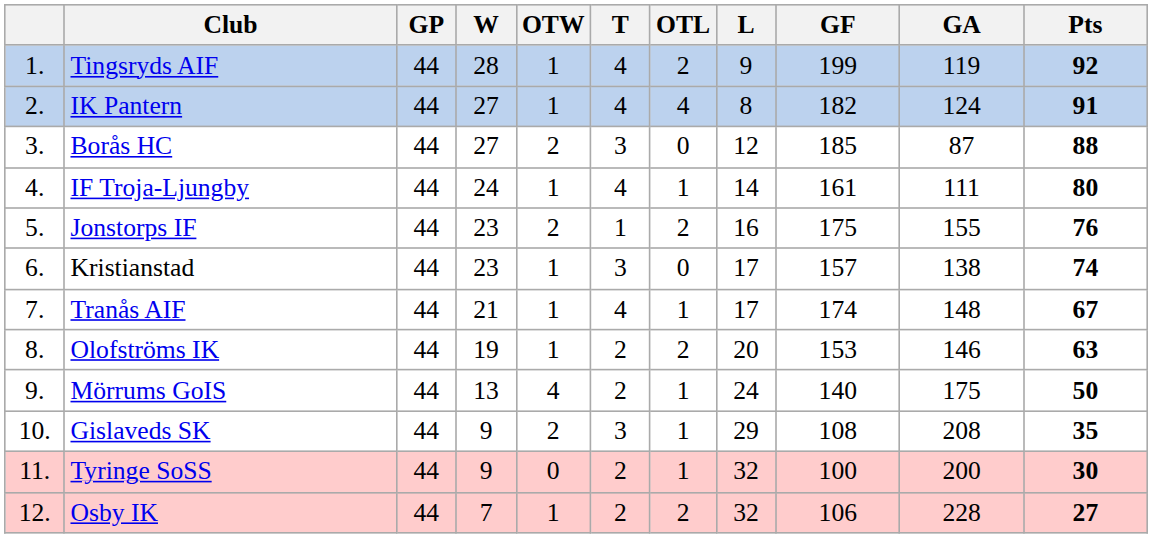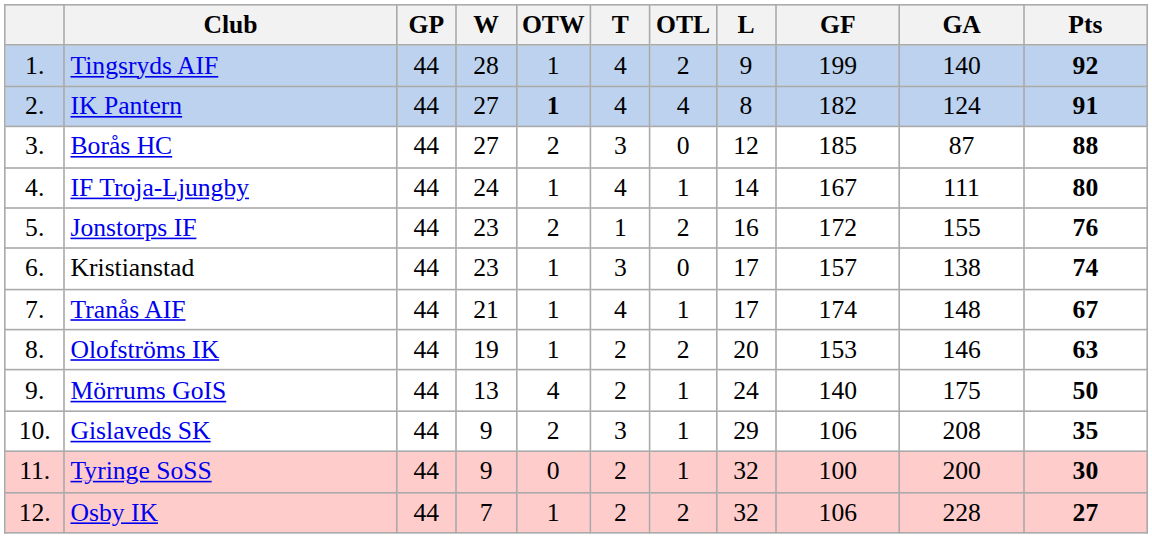(962, 65) 119 -> (962, 65) 140
(553, 106) normal -> (553, 106) bold
(838, 187) 161 -> (838, 187) 167
(838, 227) 175 -> (838, 227) 172
(838, 430) 108 -> (838, 430) 106
